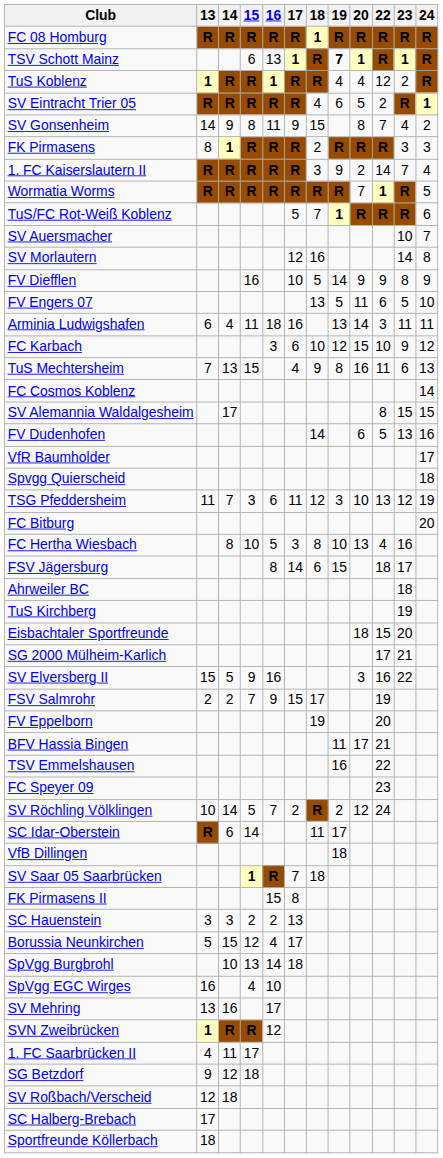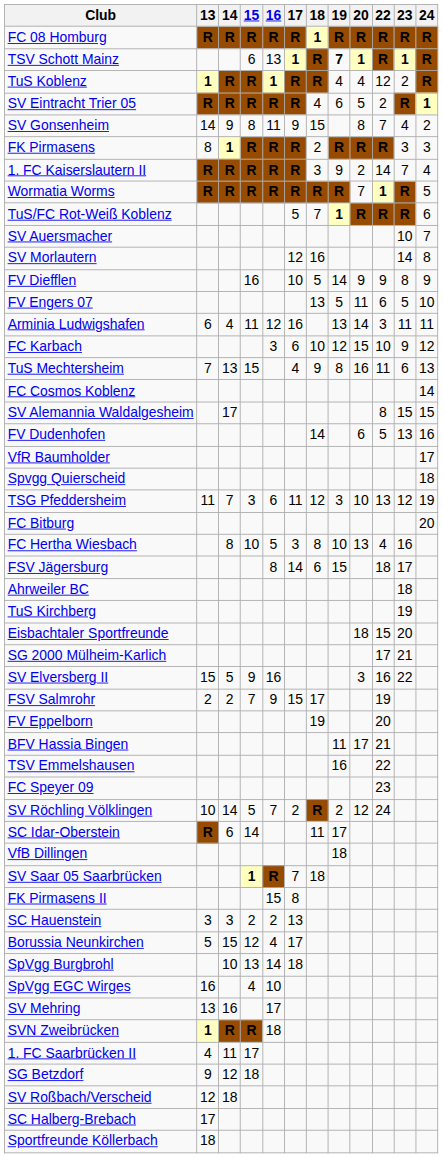(273, 324) 18 -> (273, 324) 12
(273, 1031) 12 -> (273, 1031) 18
